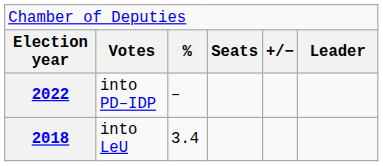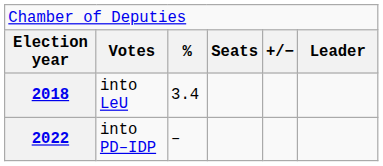rows swapped: (50, 139) <-> (50, 95)
